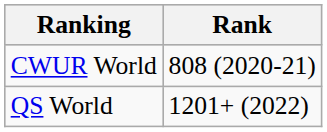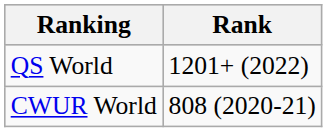rows swapped: (84, 65) <-> (62, 106)
